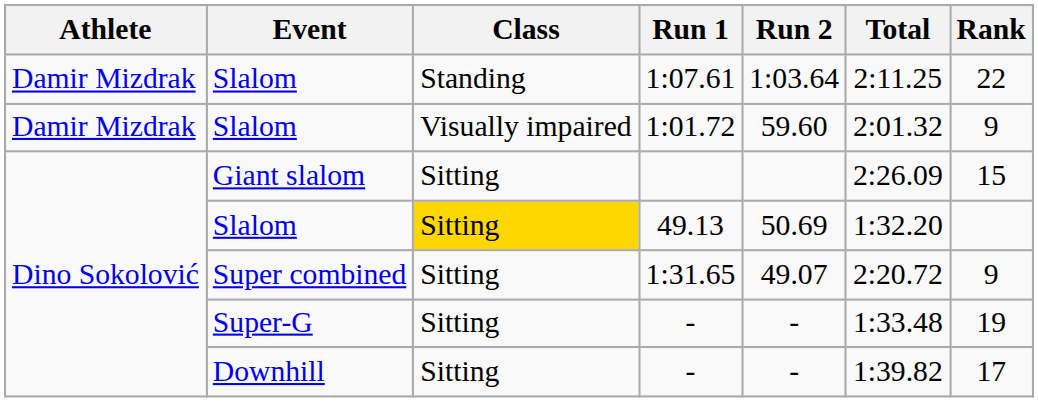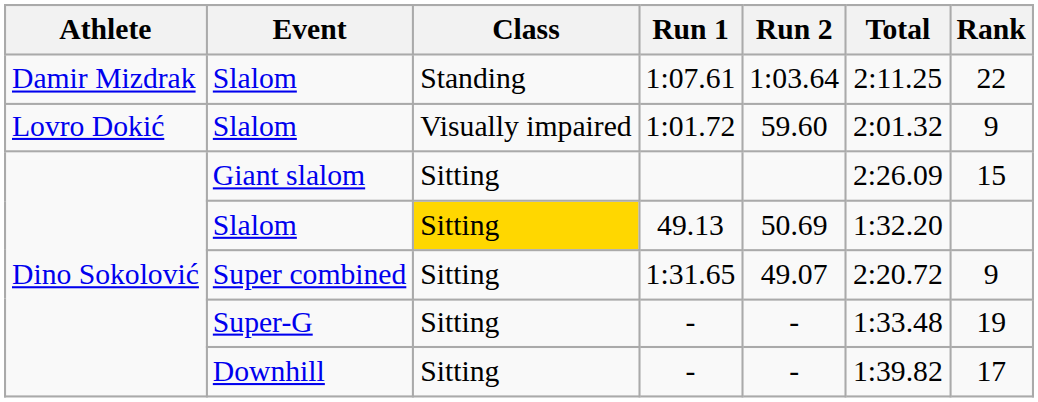(104, 127) Damir Mizdrak -> (88, 127) Lovro Dokić
